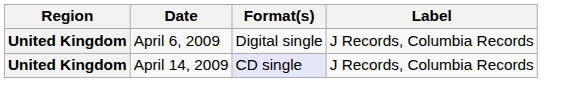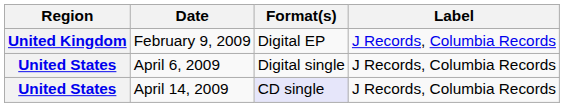+ row: (192, 41)
(67, 41) United Kingdom -> (67, 65) United States
(67, 65) United Kingdom -> (67, 89) United States
